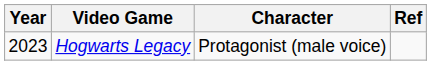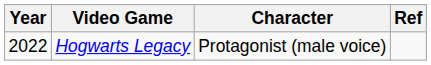(28, 45) 2023 -> (28, 45) 2022
